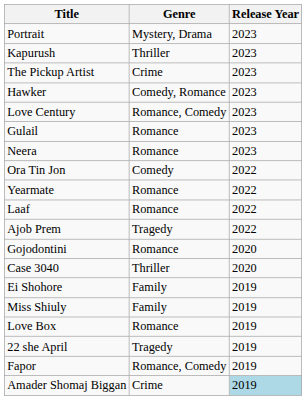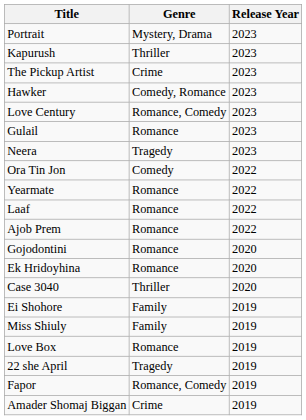(155, 151) Romance -> (152, 151) Tragedy
(152, 229) Tragedy -> (155, 229) Romance
+ row: (44, 268)
(244, 385) lightblue background -> (244, 405) no background
